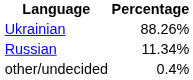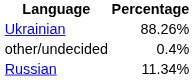rows swapped: (31, 49) <-> (56, 69)
